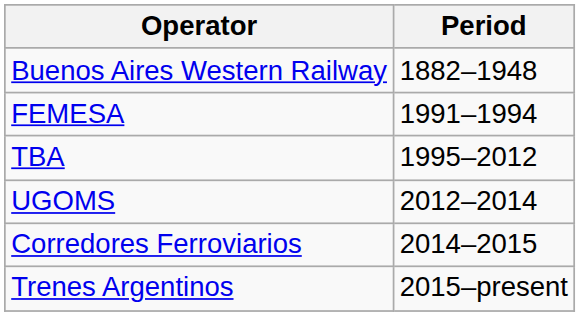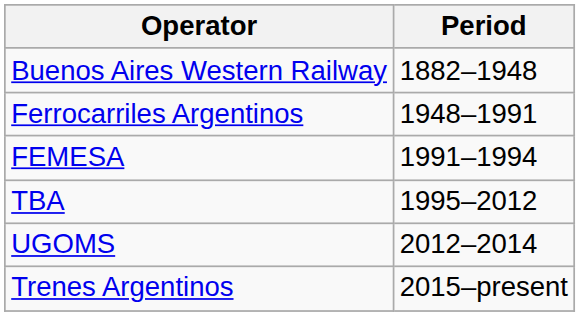+ row: (157, 113)
- row: (156, 244)
